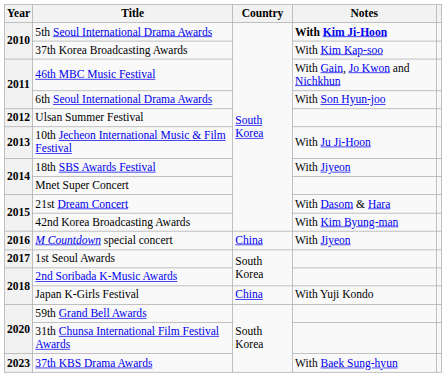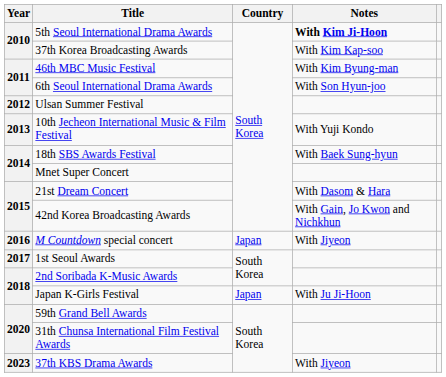(352, 74) With Gain, Jo Kwon and Nichkhun -> (347, 68) With Kim Byung-man
(333, 142) With Ju Ji-Hoon -> (334, 129) With Yuji Kondo
(323, 167) With Jiyeon -> (346, 154) With Baek Sung-hyun
(347, 222) With Kim Byung-man -> (352, 215) With Gain, Jo Kwon and Nichkhun
(249, 240) China -> (248, 240) Japan
(249, 295) China -> (248, 295) Japan
(334, 295) With Yuji Kondo -> (333, 295) With Ju Ji-Hoon
(346, 363) With Baek Sung-hyun -> (323, 363) With Jiyeon
